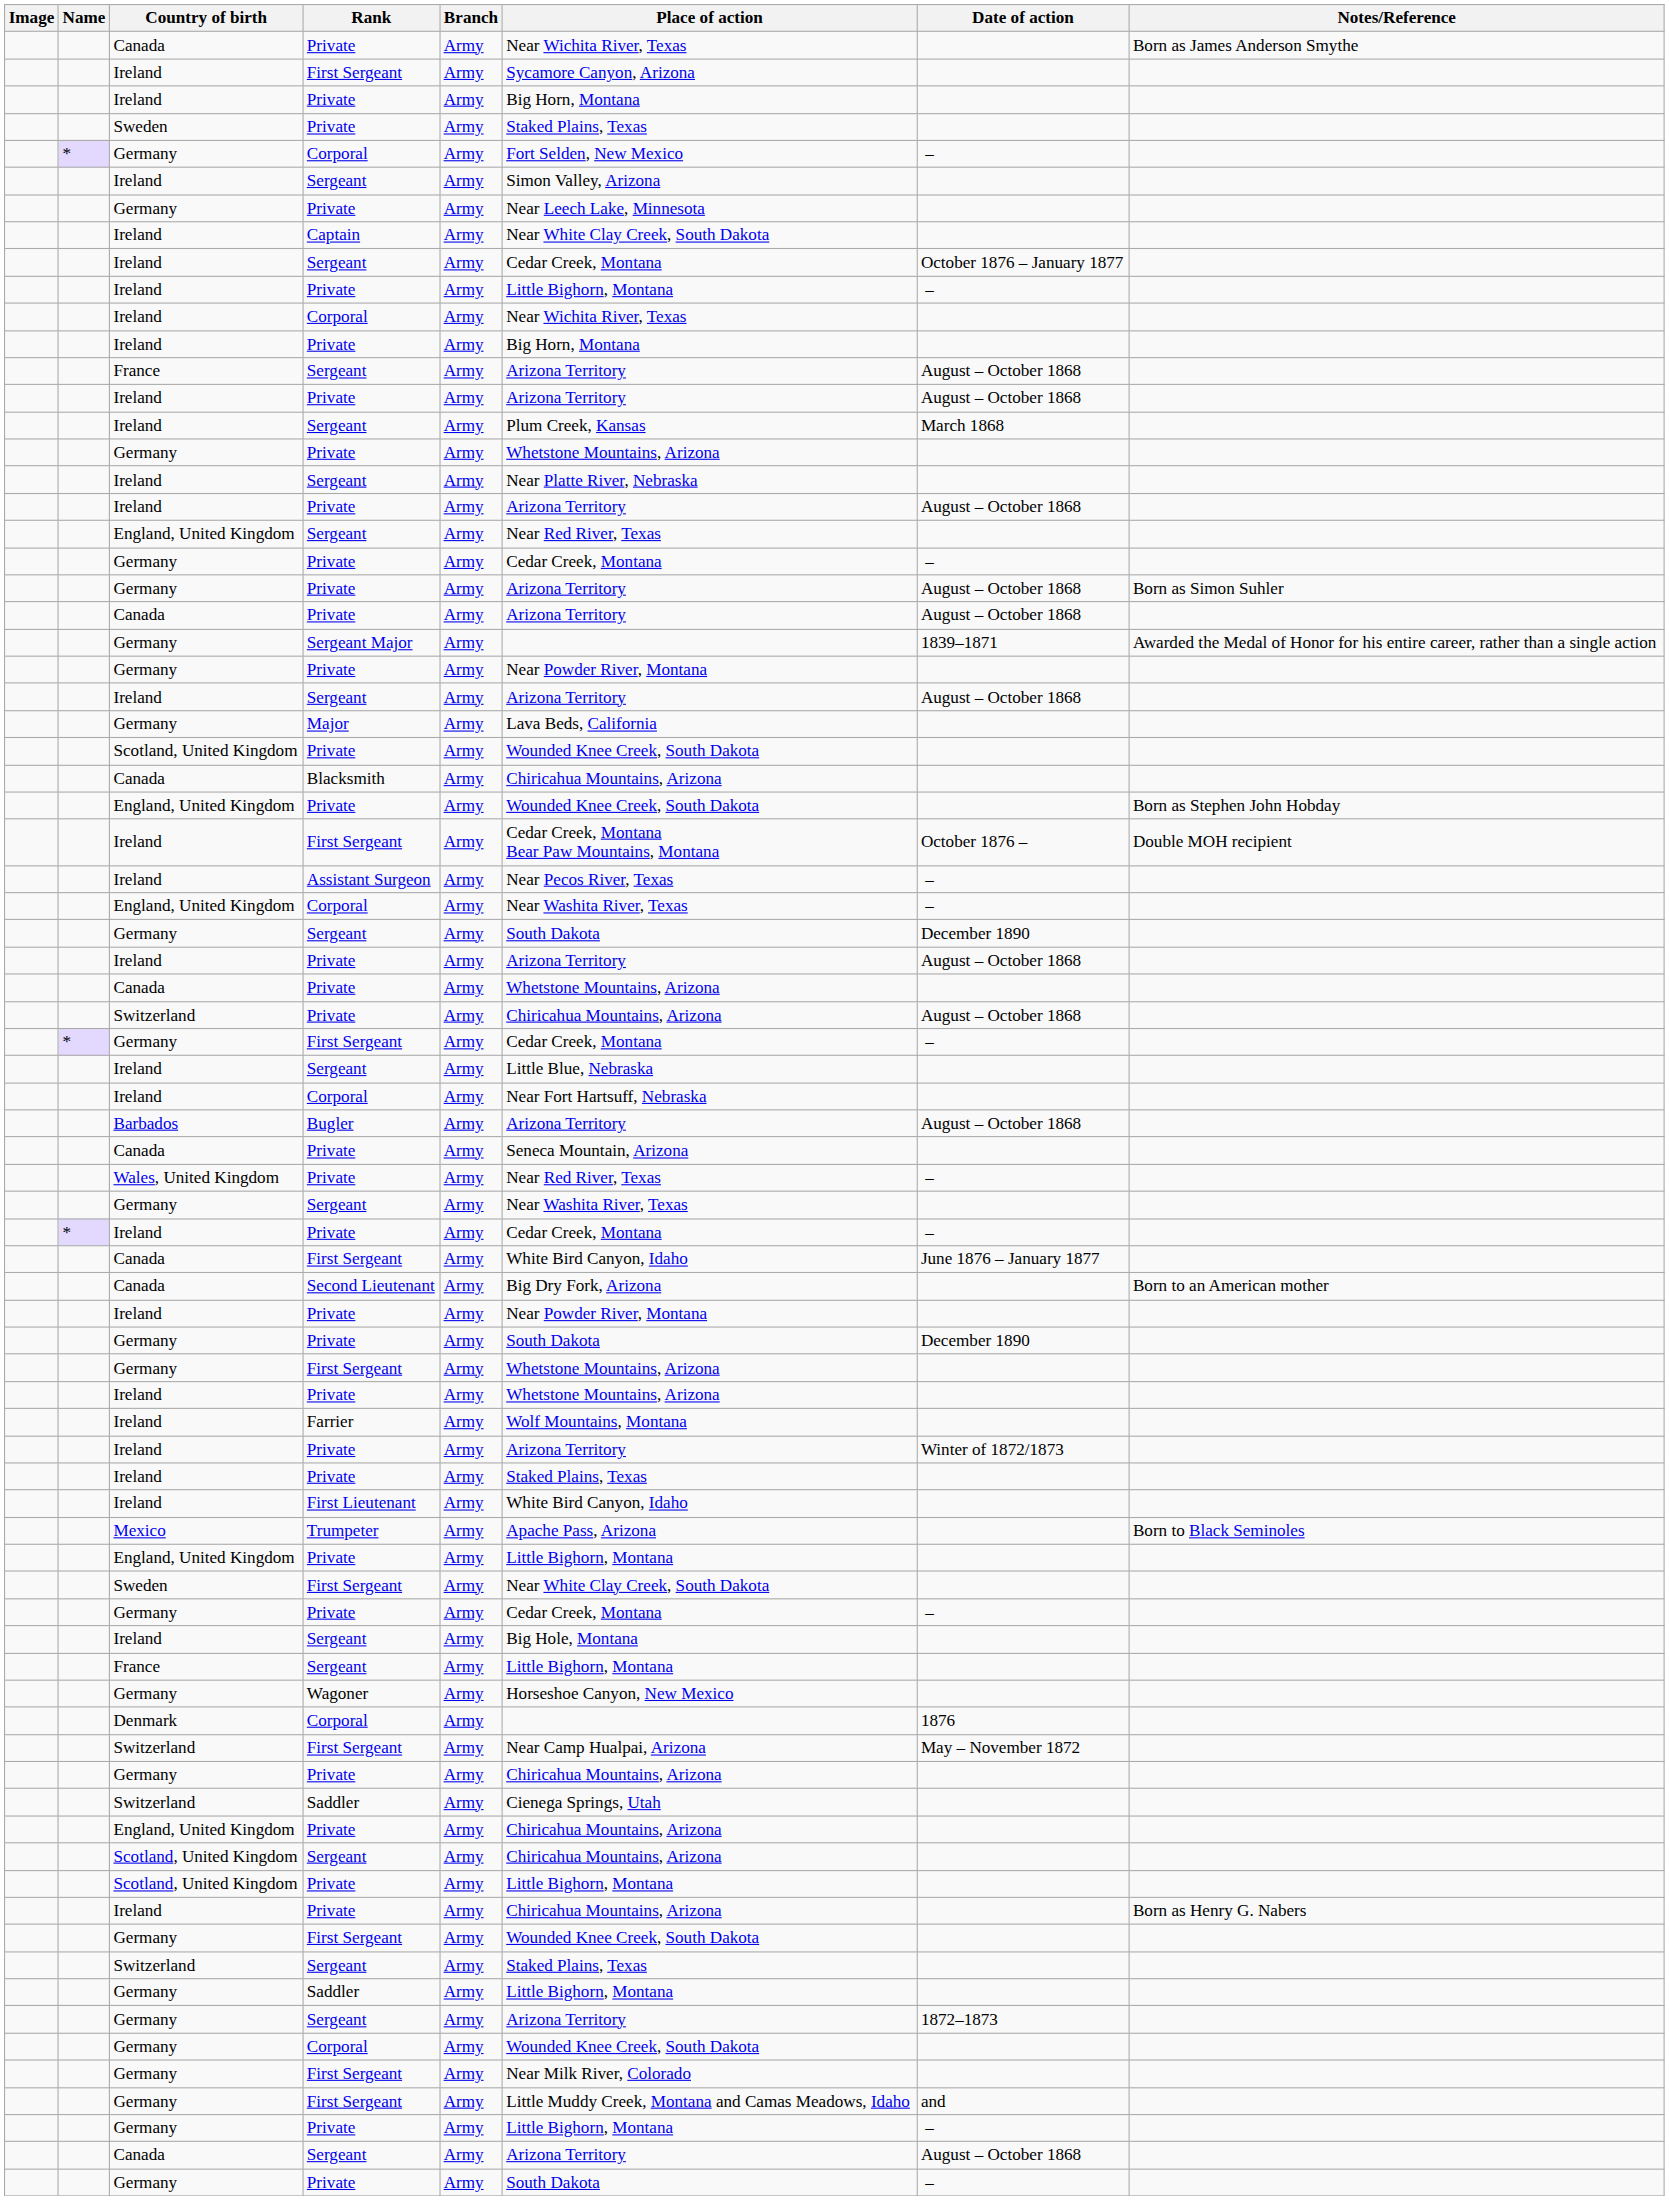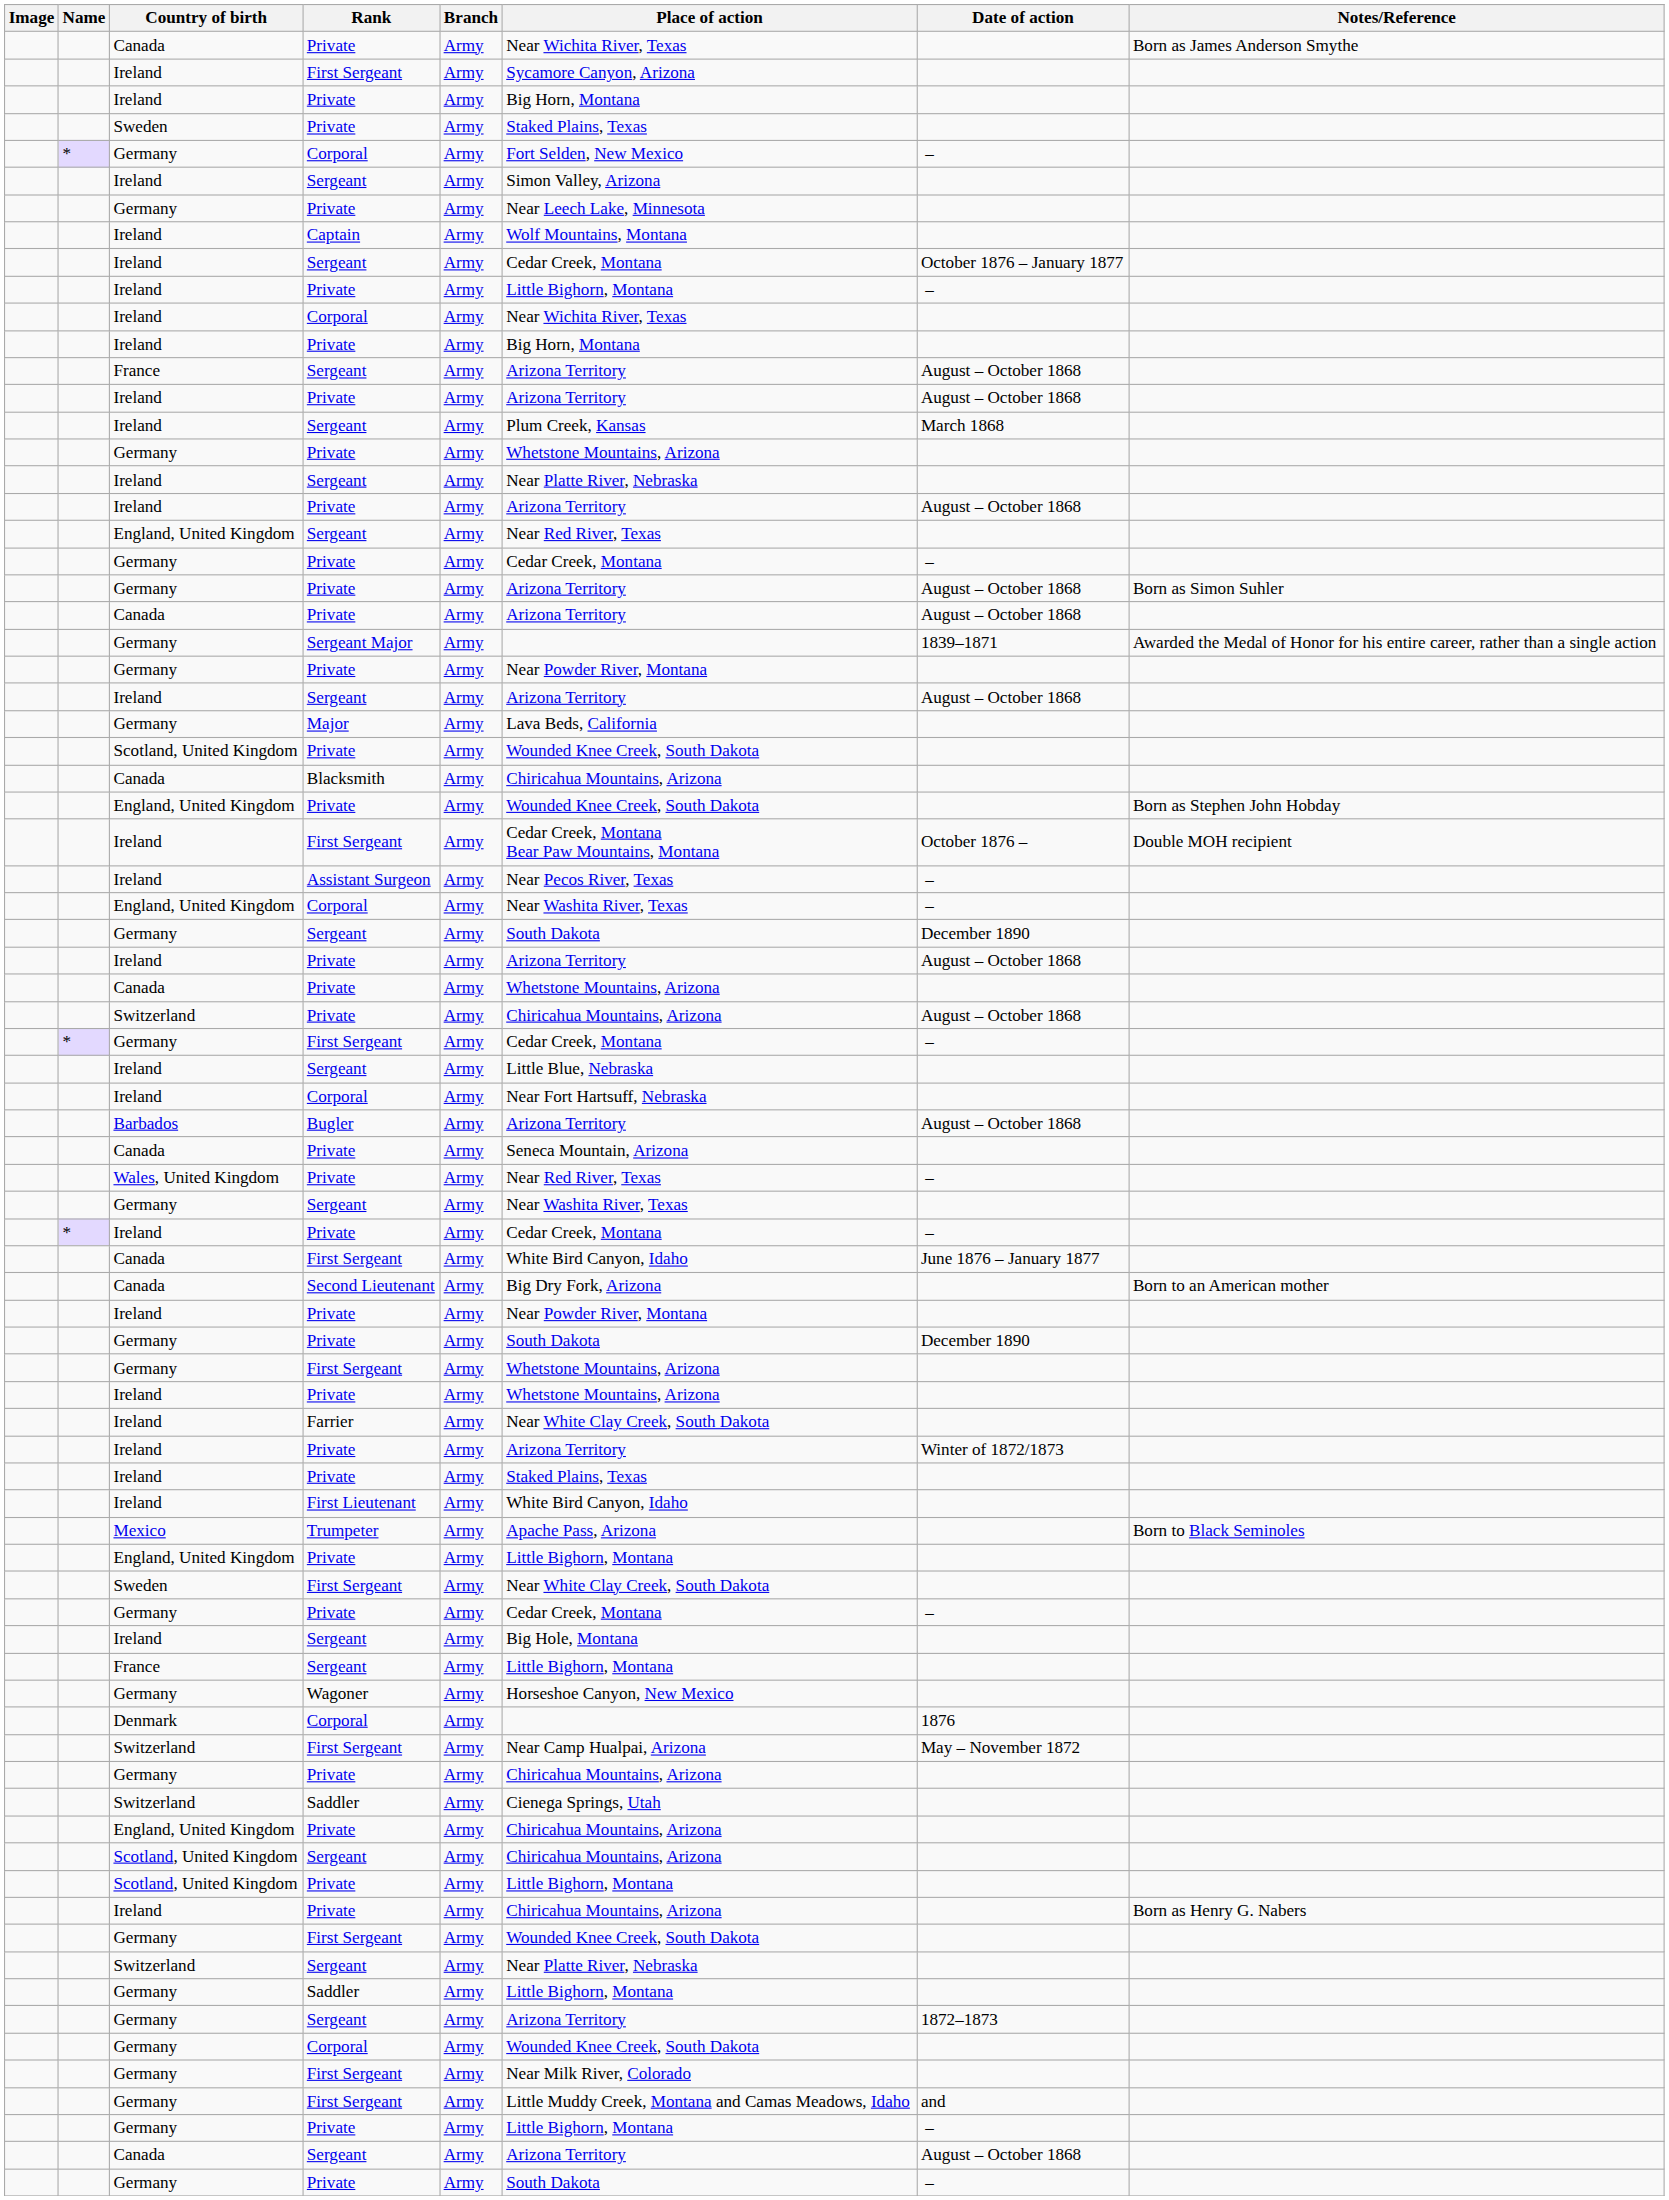(638, 235) Near White Clay Creek, South Dakota -> (597, 235) Wolf Mountains, Montana
(597, 1422) Wolf Mountains, Montana -> (638, 1422) Near White Clay Creek, South Dakota
(577, 1965) Staked Plains, Texas -> (602, 1965) Near Platte River, Nebraska
